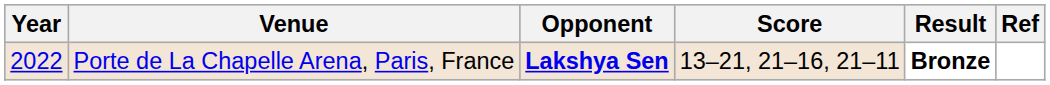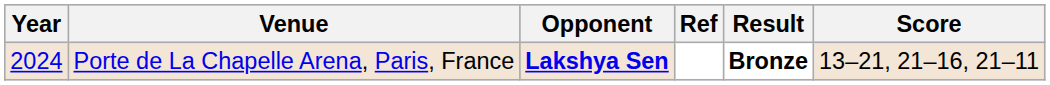columns swapped: (790, 24) <-> (1020, 24)
(36, 61) 2022 -> (36, 61) 2024
